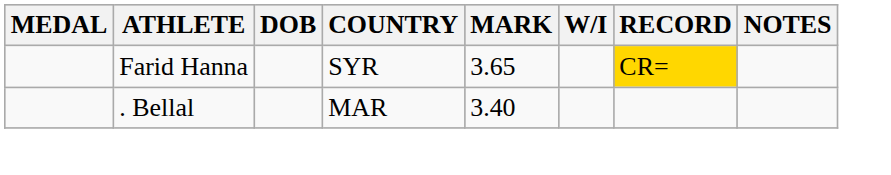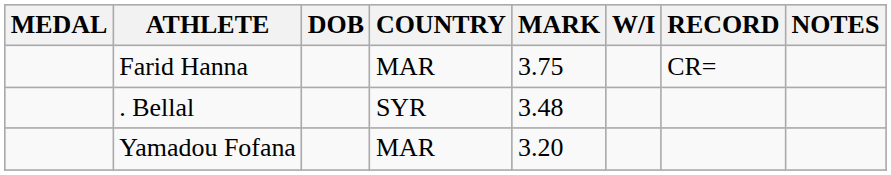(353, 66) SYR -> (405, 66) MAR
(493, 66) 3.65 -> (541, 66) 3.75
(644, 66) gold background -> (692, 66) no background
(358, 107) MAR -> (401, 107) SYR
(493, 107) 3.40 -> (541, 107) 3.48
+ row: (208, 148)
